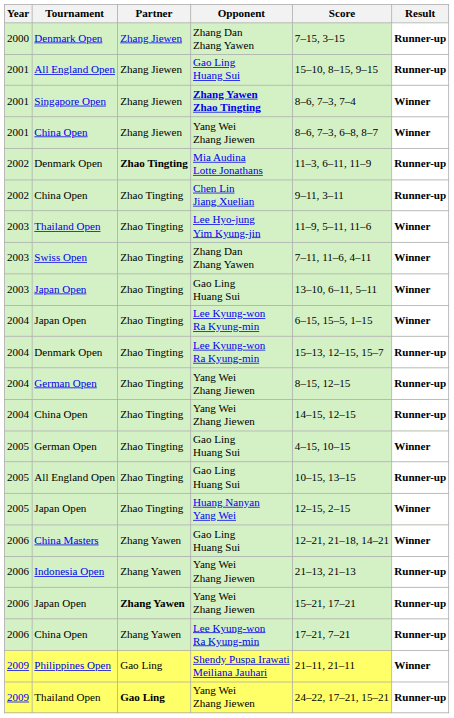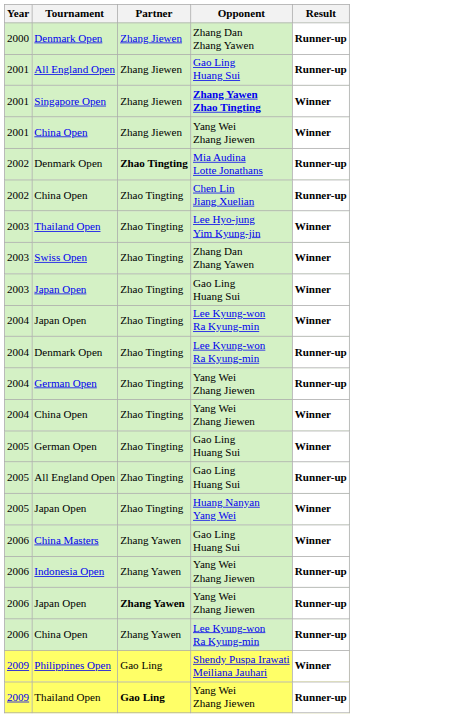- column: (342, 14)
(420, 415) Runner-up -> (313, 415) Winner
